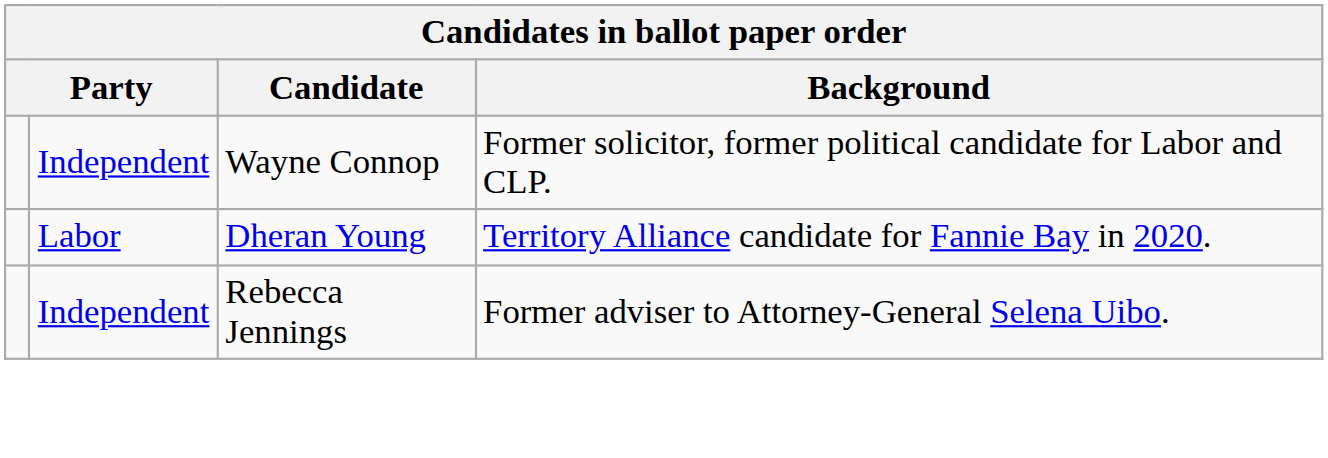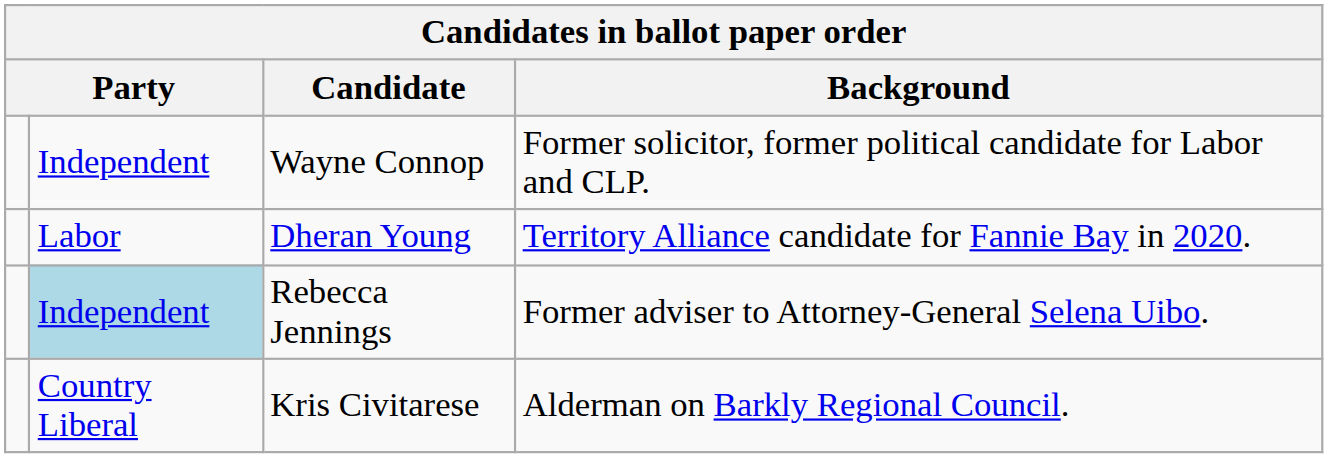(124, 310) no background -> (124, 310) lightblue background
+ row: (375, 405)
